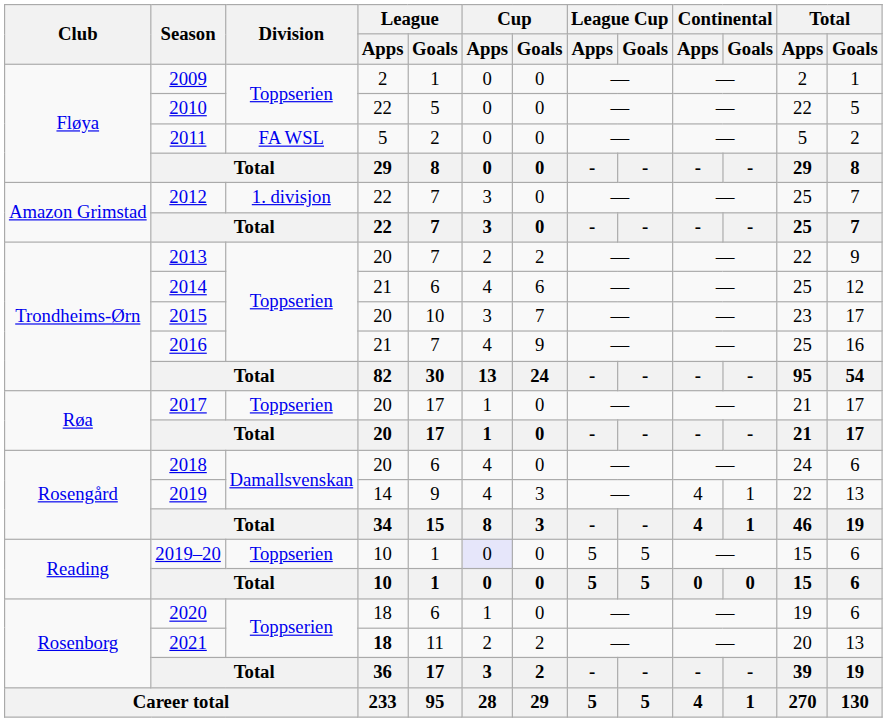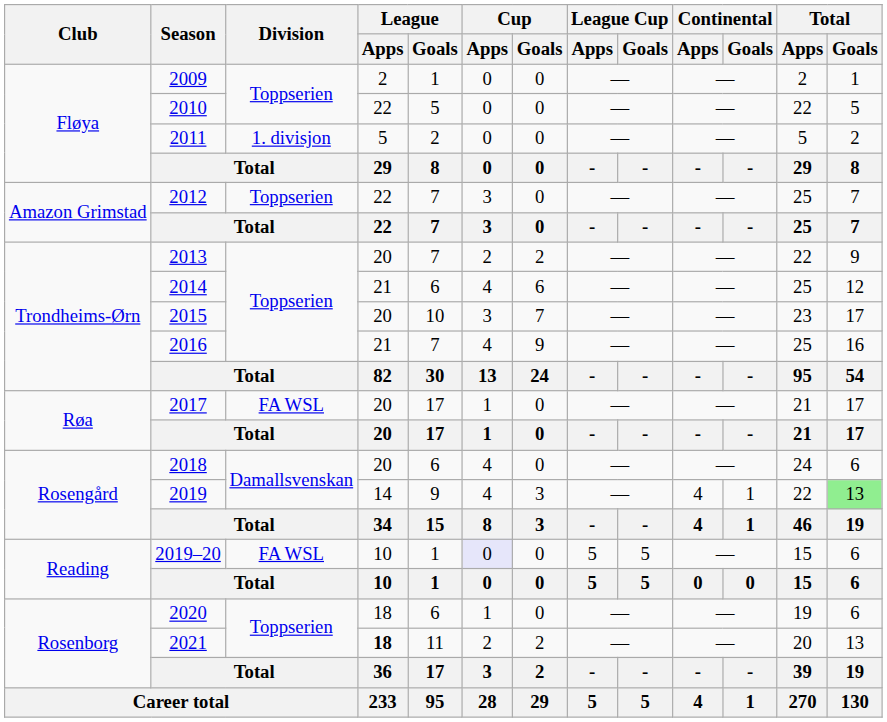(291, 138) FA WSL -> (291, 138) 1. divisjon
(291, 197) 1. divisjon -> (291, 197) Toppserien
(291, 405) Toppserien -> (291, 405) FA WSL
(855, 494) no background -> (855, 494) lightgreen background
(291, 553) Toppserien -> (291, 553) FA WSL
